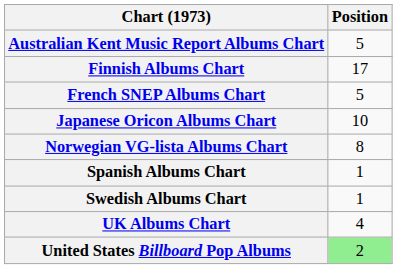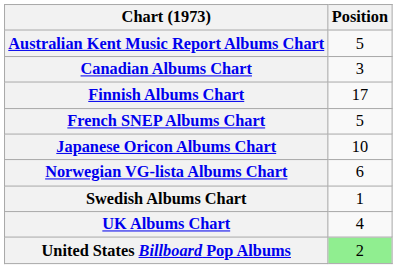+ row: (166, 69)
(360, 146) 8 -> (360, 172) 6
- row: (166, 172)
